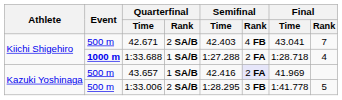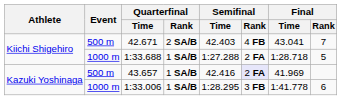(104, 57) bold -> (103, 57) normal
(324, 57) 4 -> (324, 57) 5
(101, 88) 500 m -> (103, 88) 1000 m
(182, 88) 2 SA/B -> (182, 88) 1 SA/B
(324, 88) 5 -> (324, 88) 6
